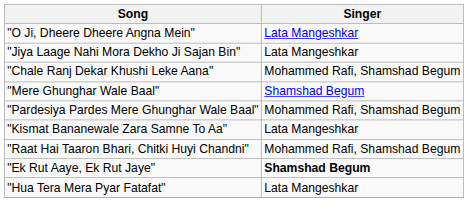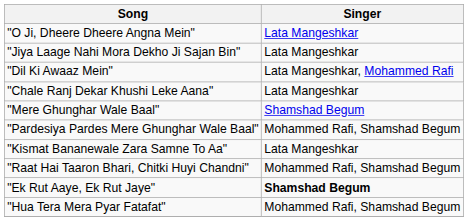+ row: (60, 71)
(362, 71) Mohammed Rafi, Shamshad Begum -> (311, 91) Lata Mangeshkar
(311, 187) Lata Mangeshkar -> (362, 206) Mohammed Rafi, Shamshad Begum
